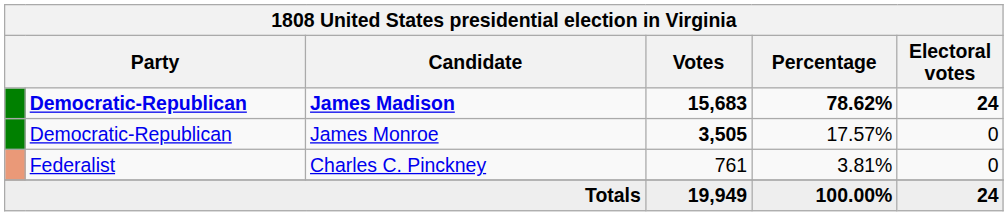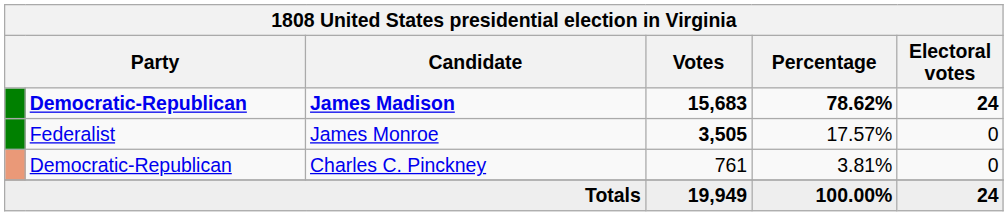(131, 134) Democratic-Republican -> (72, 134) Federalist
(72, 165) Federalist -> (131, 165) Democratic-Republican
